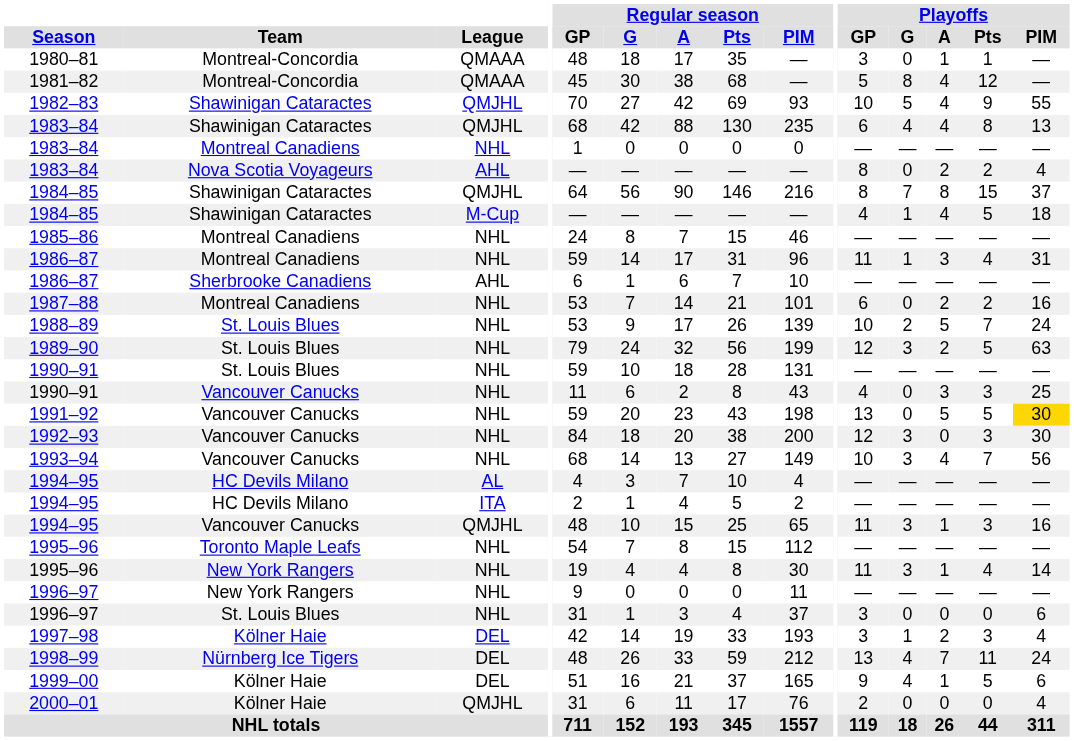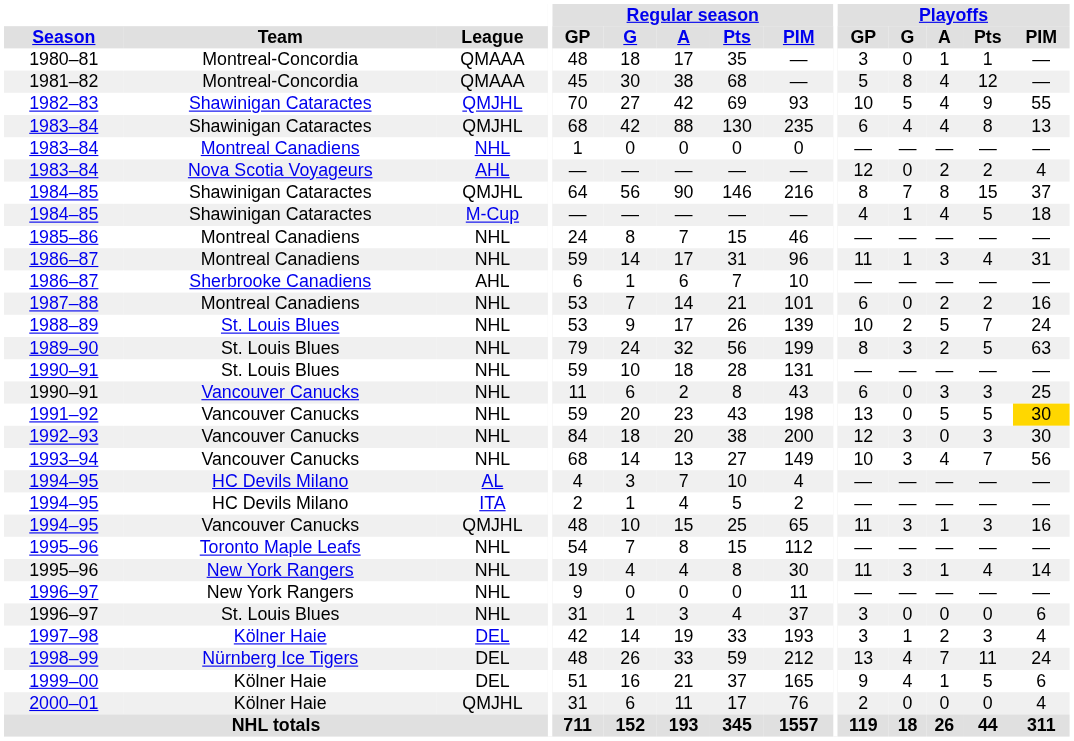(863, 170) 8 -> (863, 170) 12
(863, 348) 12 -> (863, 348) 8
(863, 392) 4 -> (863, 392) 6
